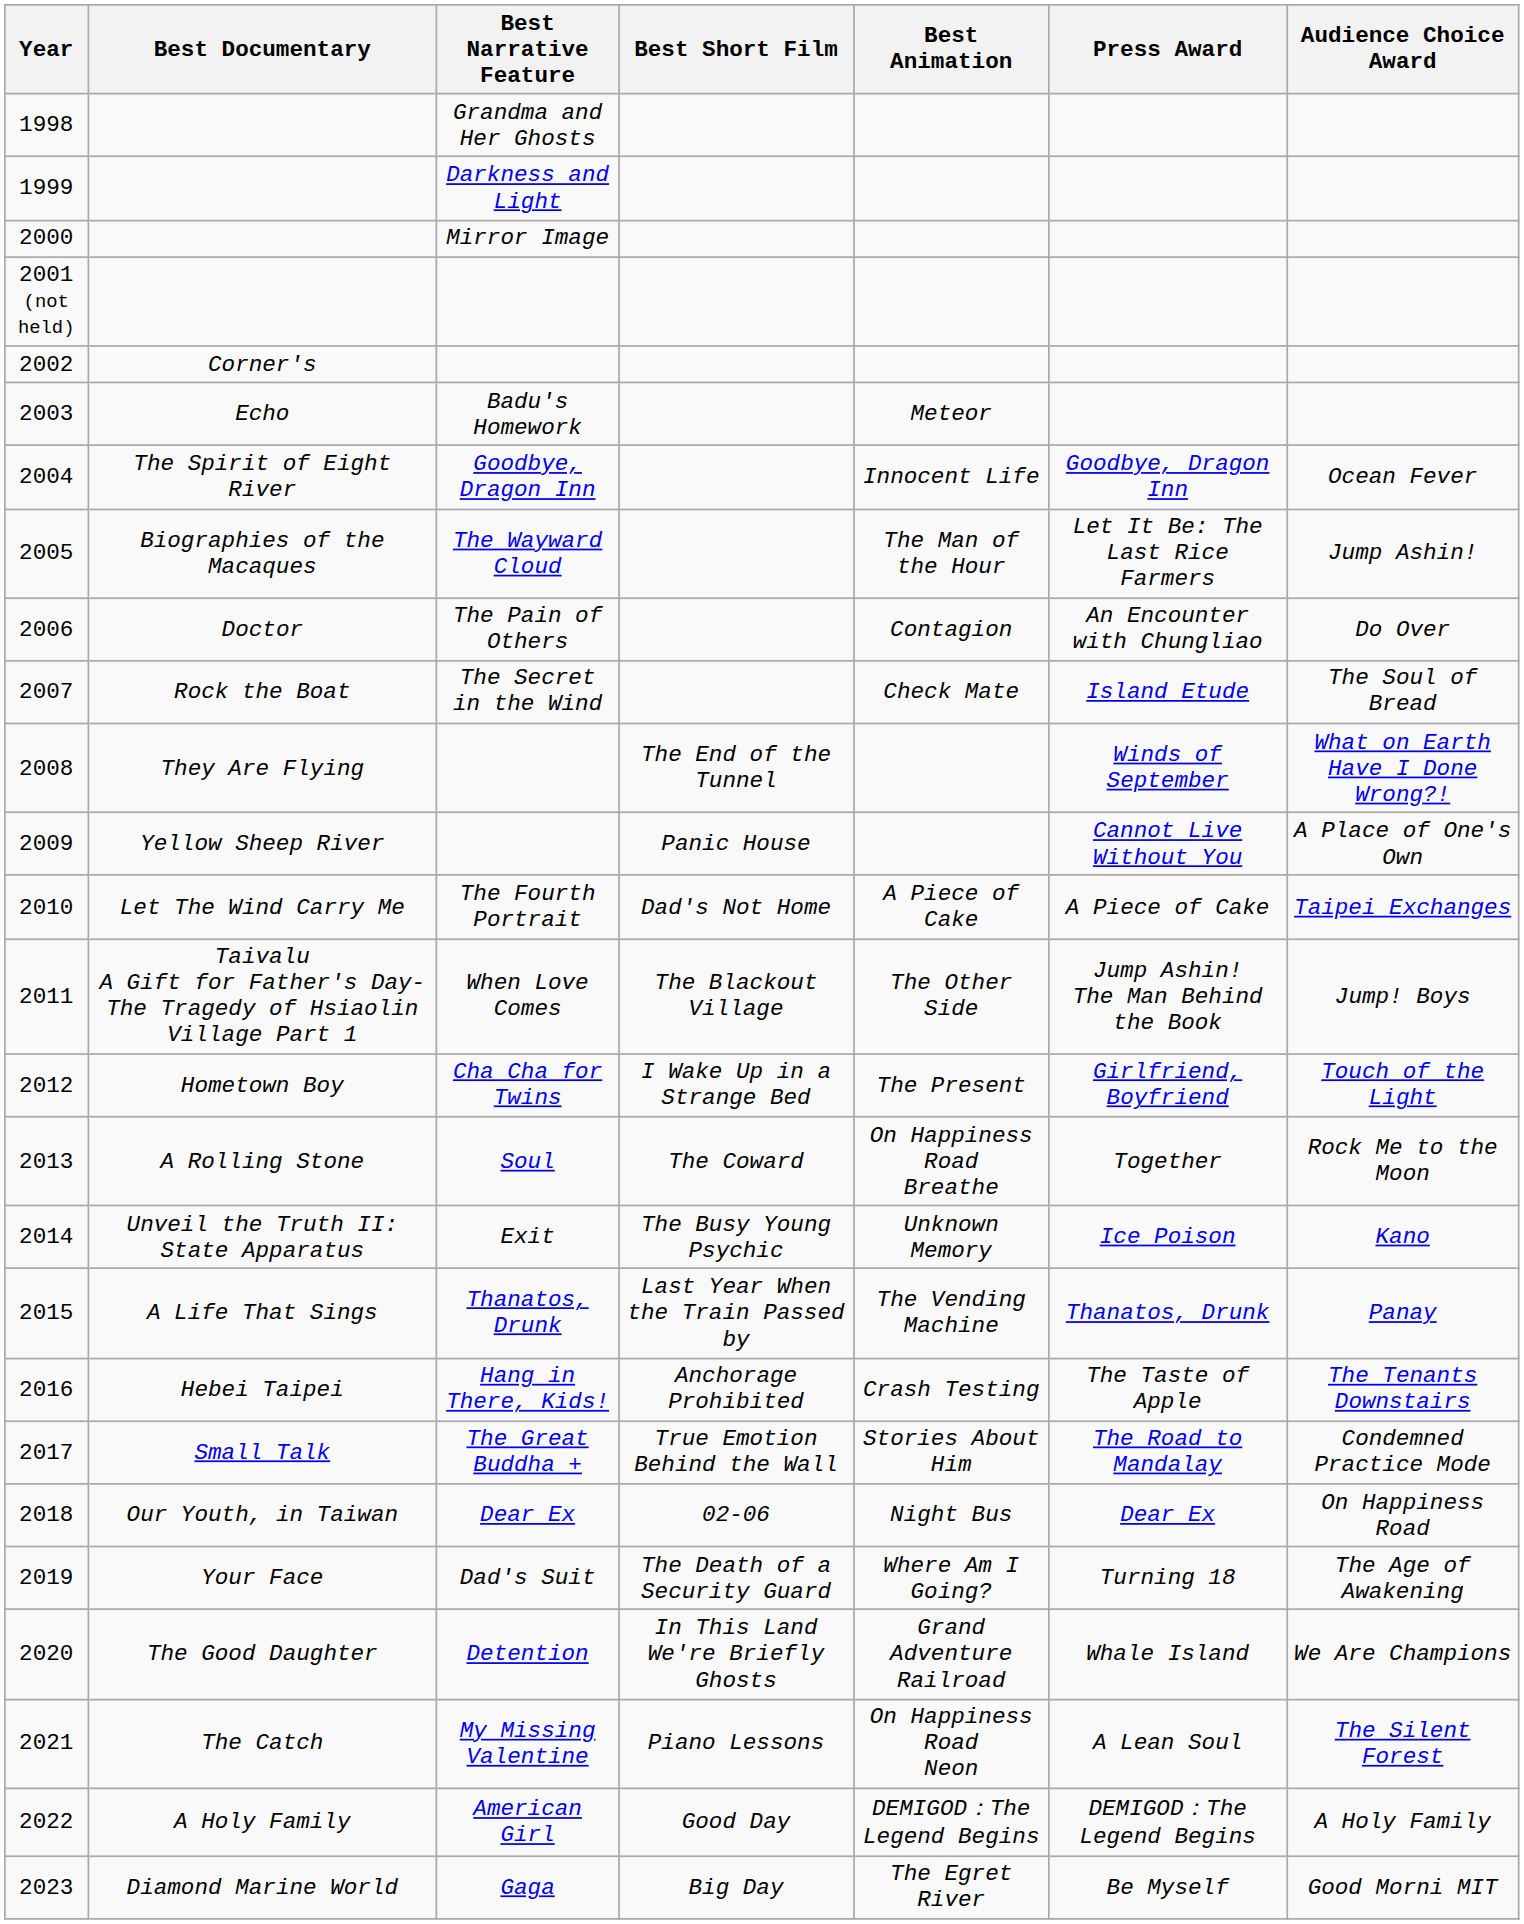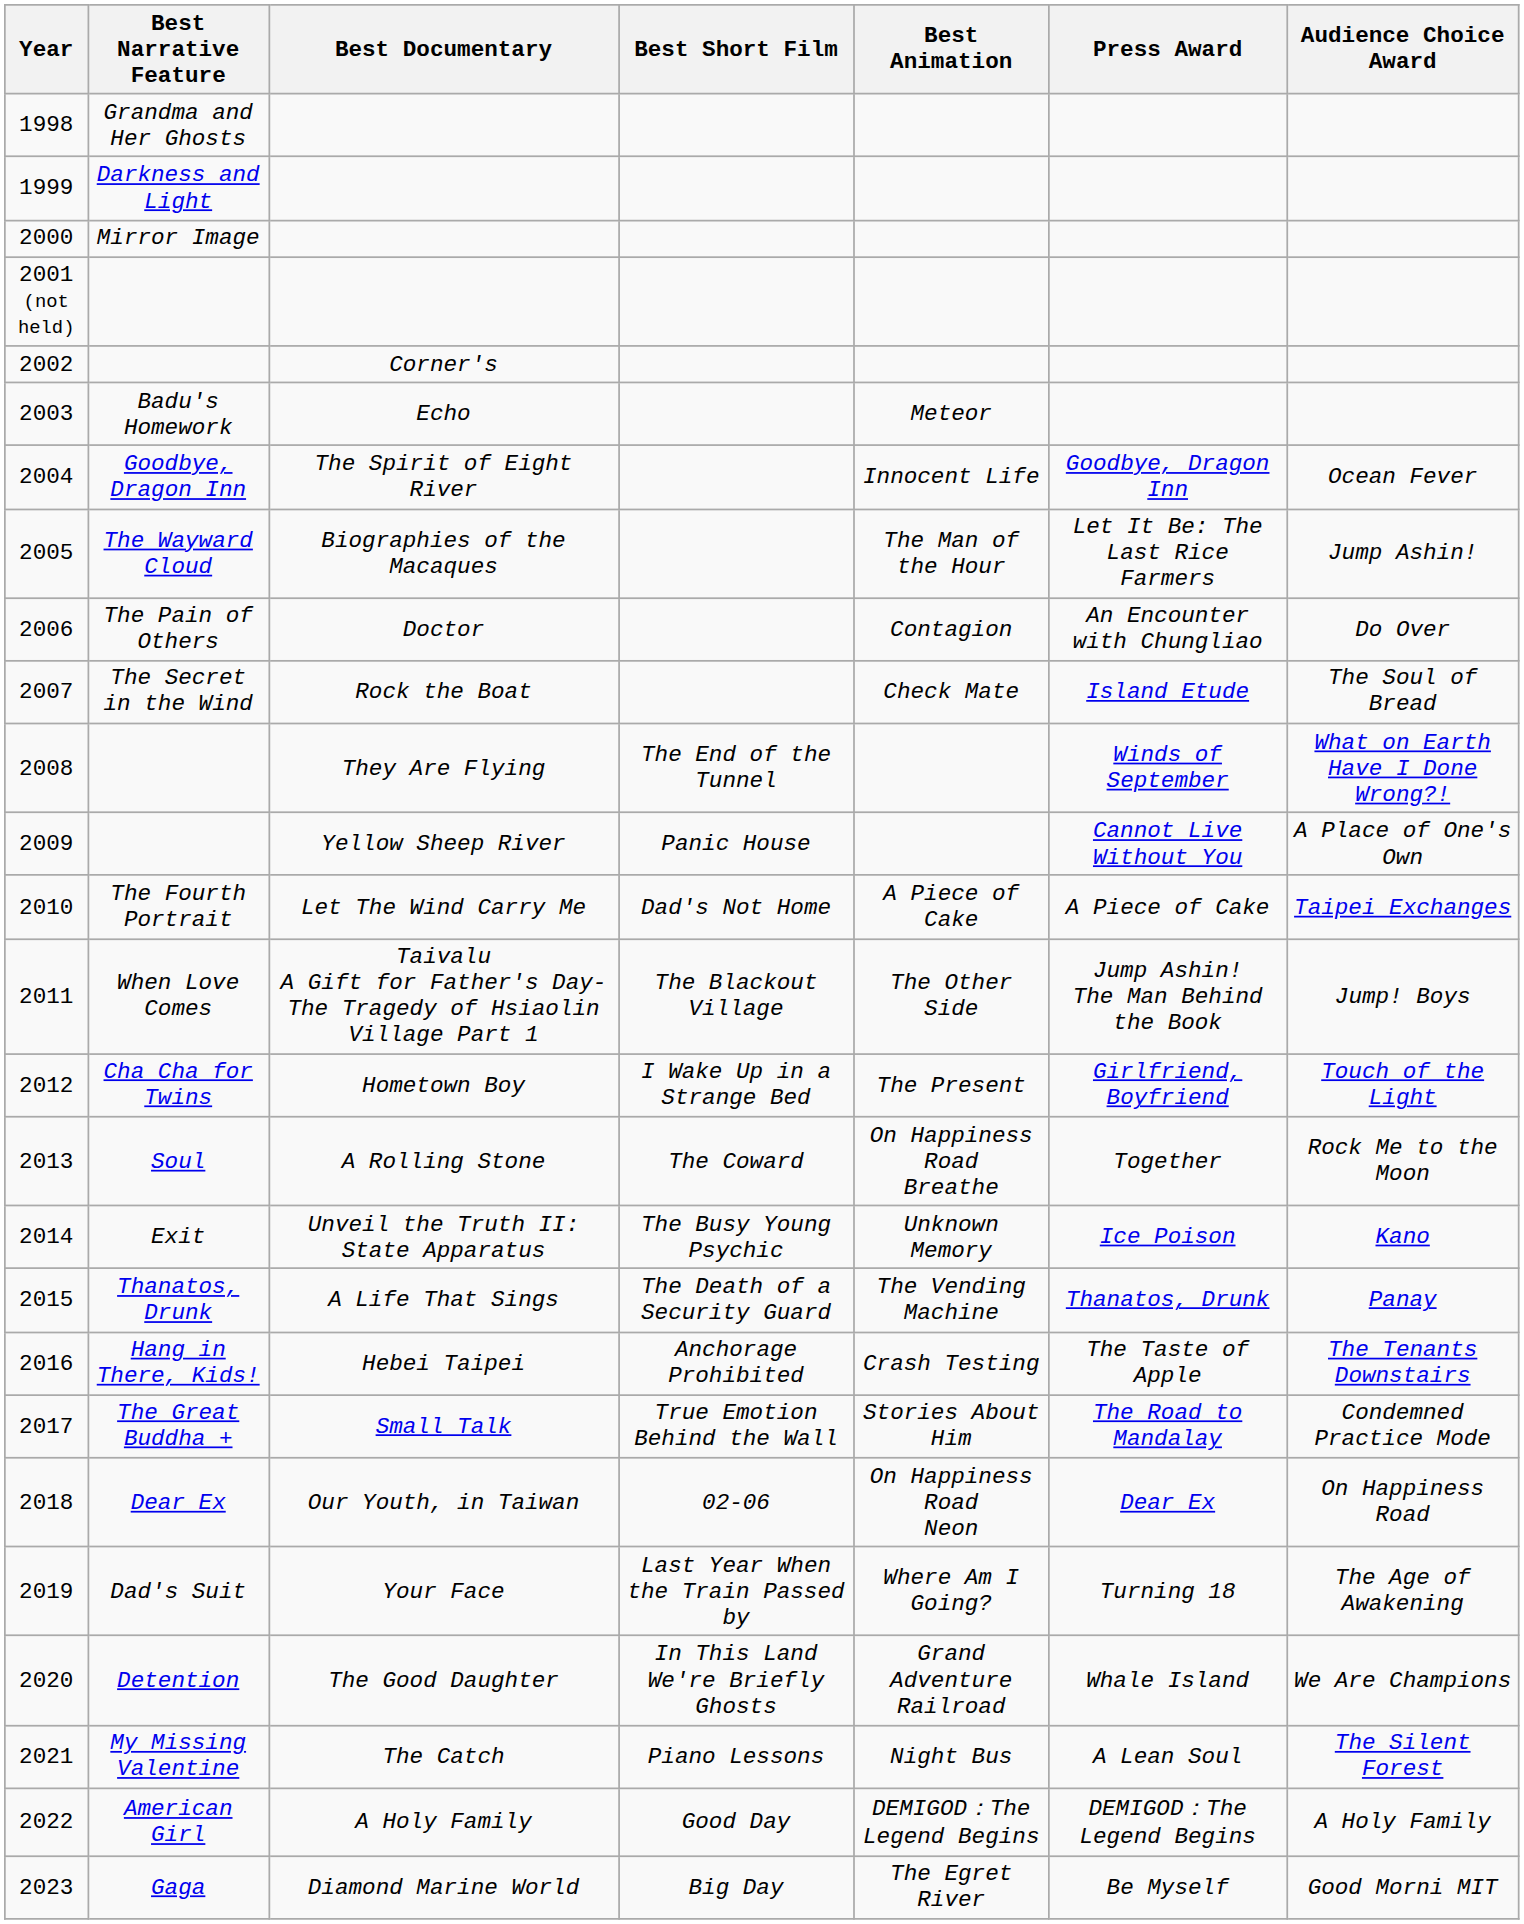columns swapped: (528, 49) <-> (262, 49)
(736, 1313) Last Year When the Train Passed by -> (736, 1300) The Death of a Security Guard
(951, 1515) Night Bus -> (951, 1502) On Happiness Road Neon
(736, 1578) The Death of a Security Guard -> (736, 1591) Last Year When the Train Passed by
(951, 1743) On Happiness Road Neon -> (951, 1756) Night Bus
